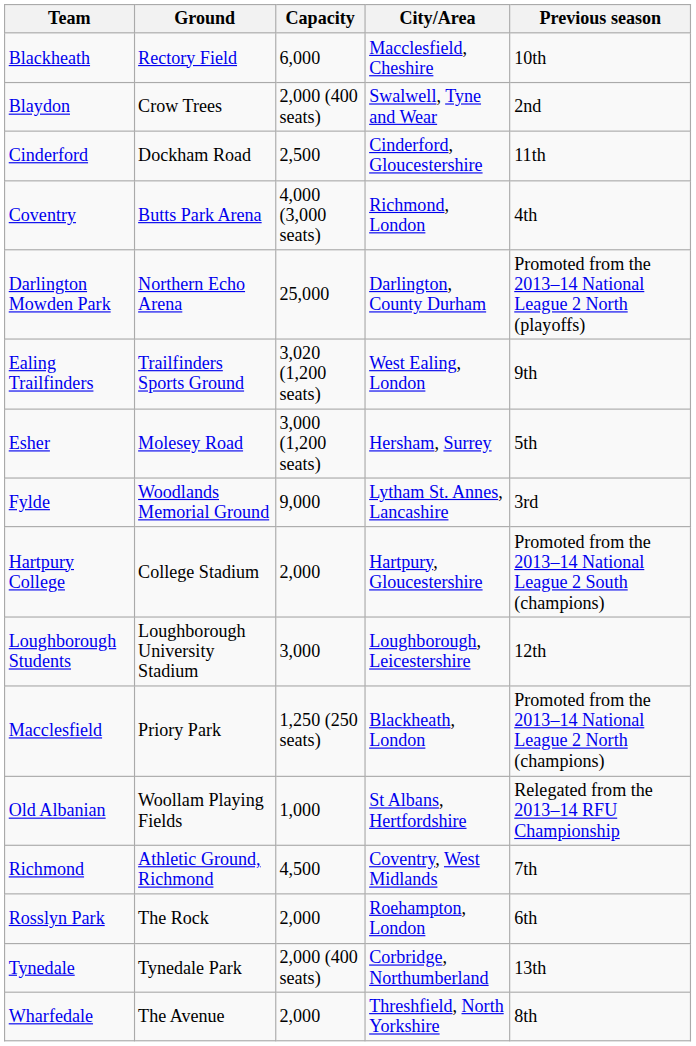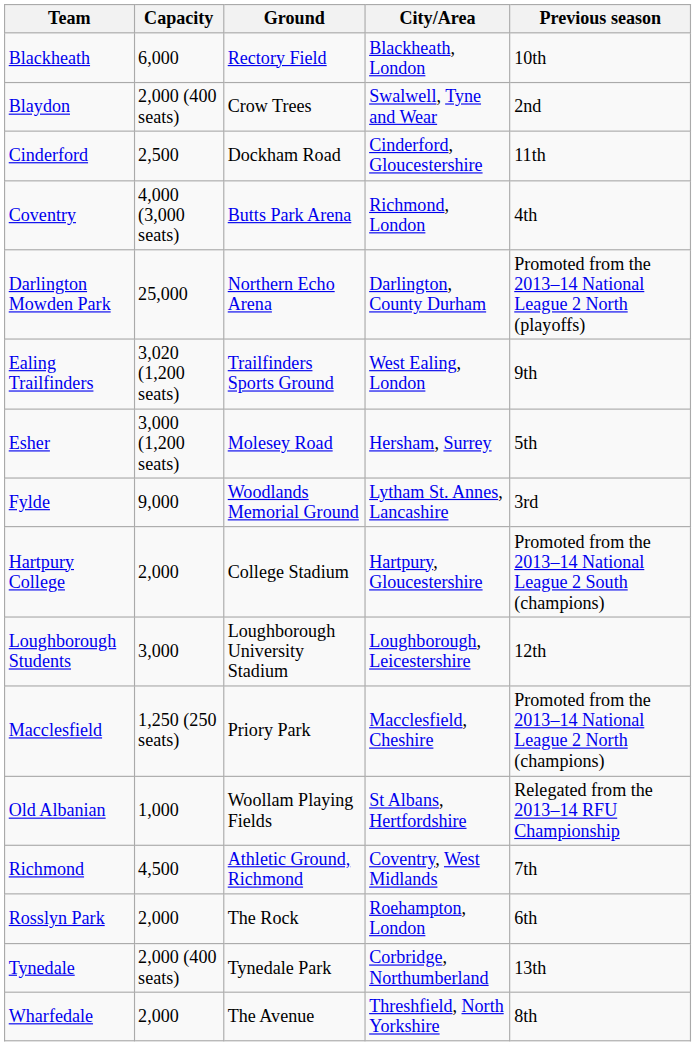columns swapped: (205, 18) <-> (320, 18)
(418, 57) Macclesfield, Cheshire -> (412, 57) Blackheath, London
(412, 730) Blackheath, London -> (418, 730) Macclesfield, Cheshire
